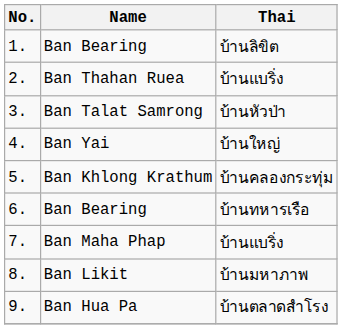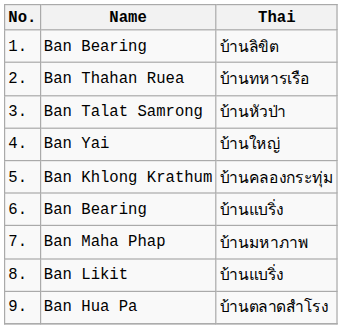(252, 80) บ้านแบริ่ง -> (265, 80) บ้านทหารเรือ
(265, 211) บ้านทหารเรือ -> (252, 211) บ้านแบริ่ง
(252, 243) บ้านแบริ่ง -> (264, 243) บ้านมหาภาพ
(264, 276) บ้านมหาภาพ -> (252, 276) บ้านแบริ่ง
